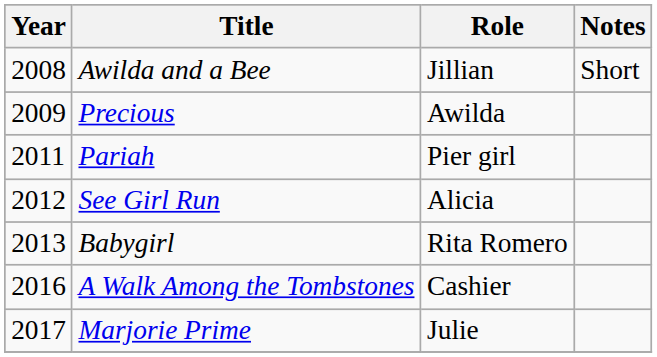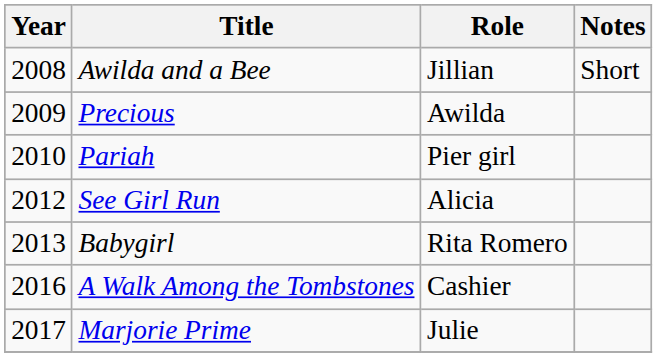(38, 156) 2011 -> (39, 156) 2010
